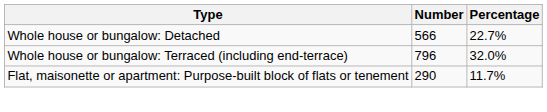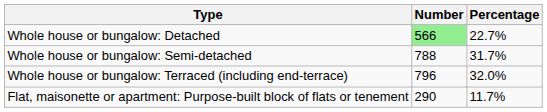(425, 35) no background -> (425, 35) lightgreen background
+ row: (130, 55)
